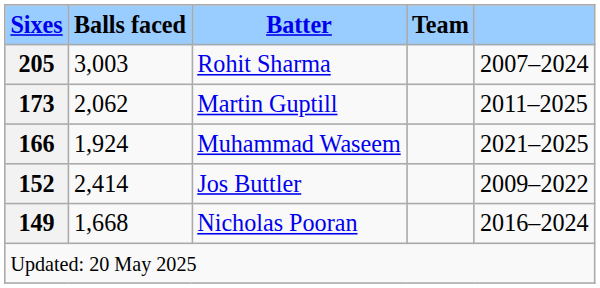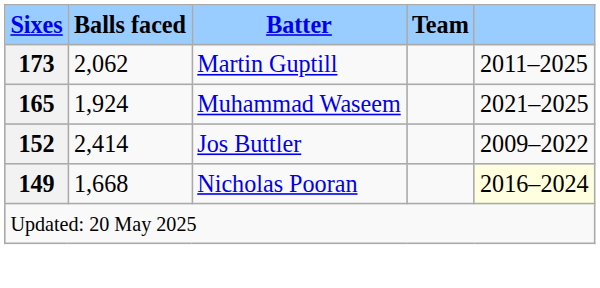- row: (264, 64)
(37, 144) 166 -> (37, 104) 165
(534, 223) no background -> (534, 184) lightyellow background
